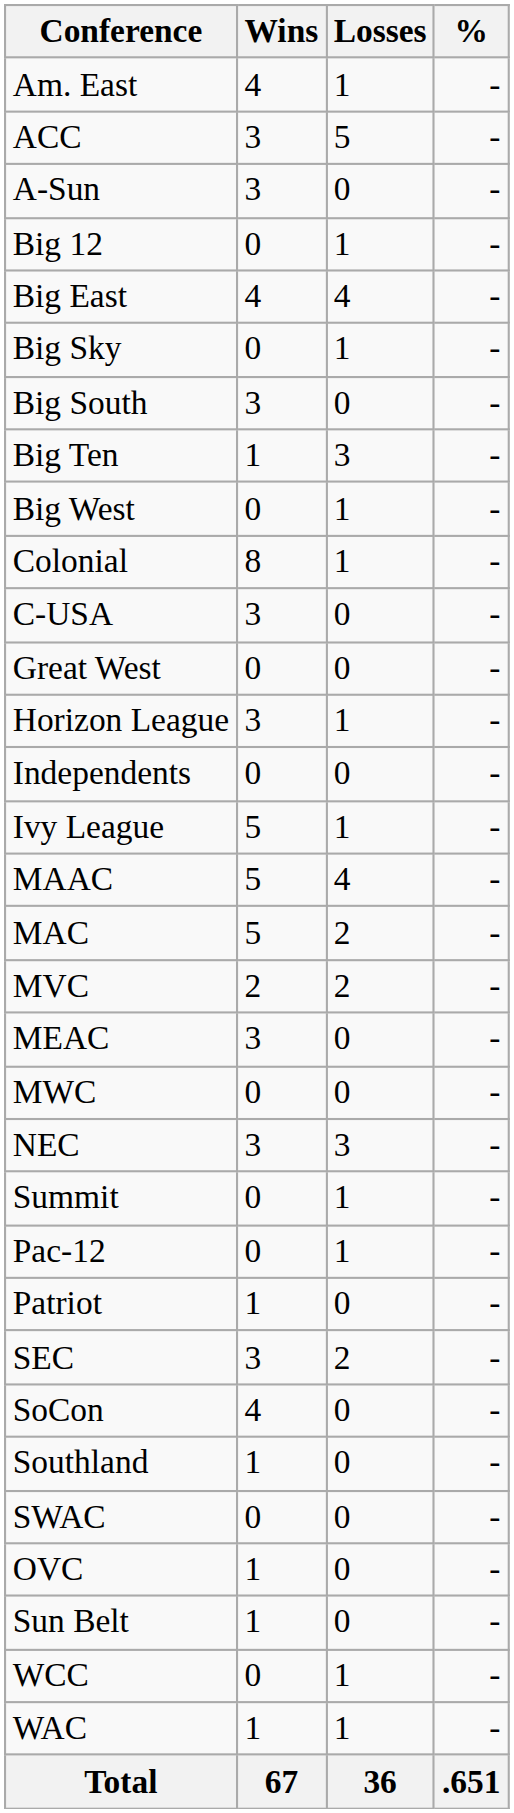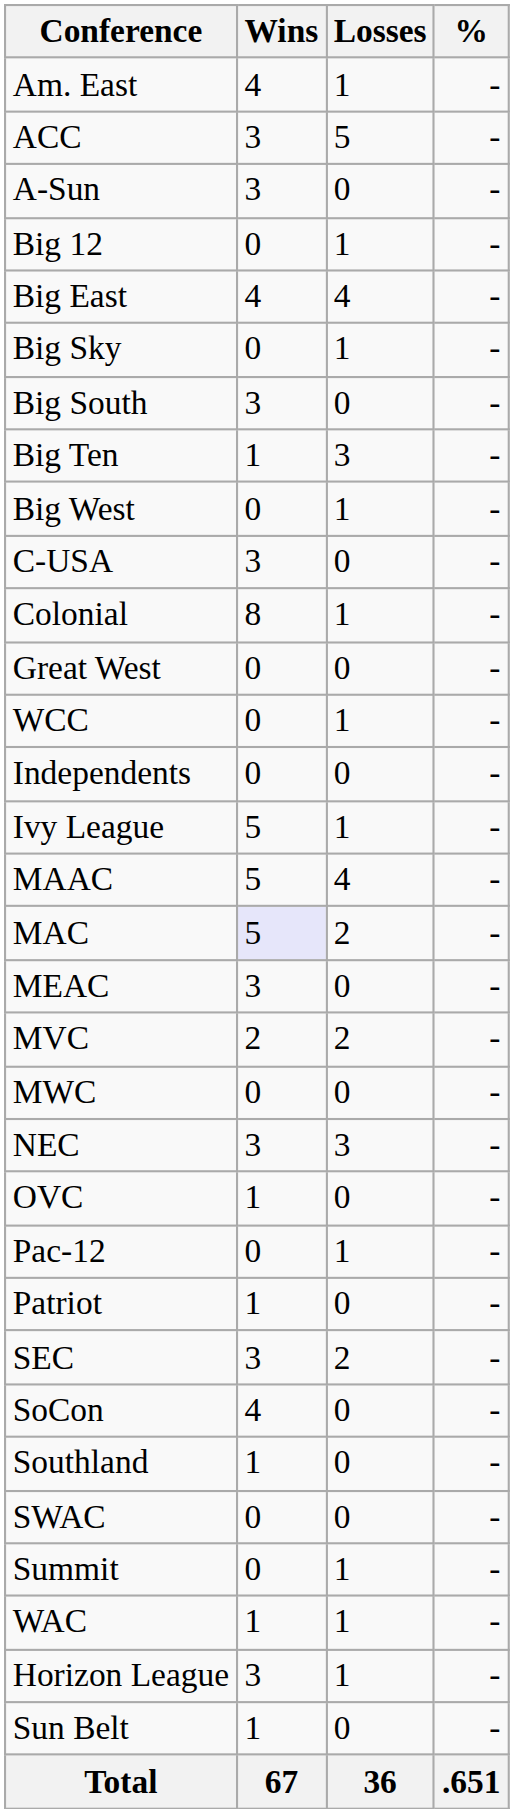rows swapped: (70, 561) <-> (63, 614)
rows swapped: (121, 720) <-> (51, 1675)
(253, 932) no background -> (253, 932) lavender background
rows swapped: (61, 1038) <-> (51, 985)
rows swapped: (48, 1568) <-> (66, 1197)
rows swapped: (71, 1622) <-> (50, 1728)
